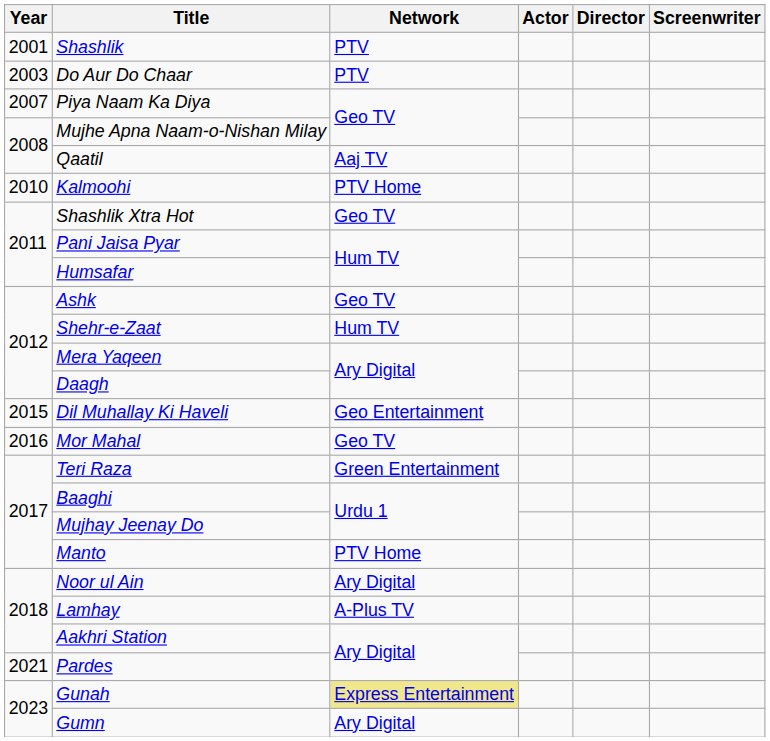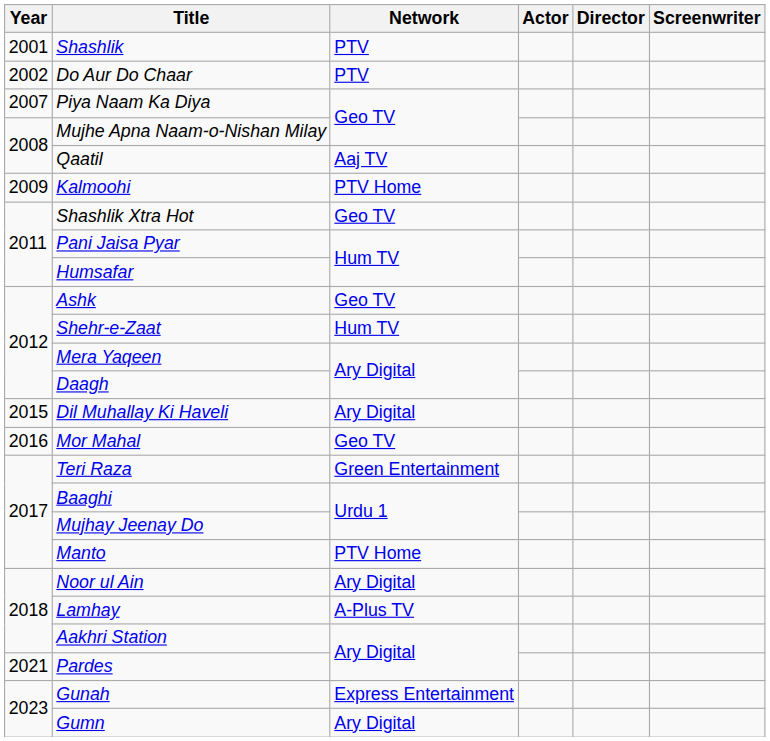(28, 74) 2003 -> (28, 74) 2002
(28, 187) 2010 -> (28, 187) 2009
(409, 412) Geo Entertainment -> (375, 412) Ary Digital
(424, 694) khaki background -> (424, 694) no background
